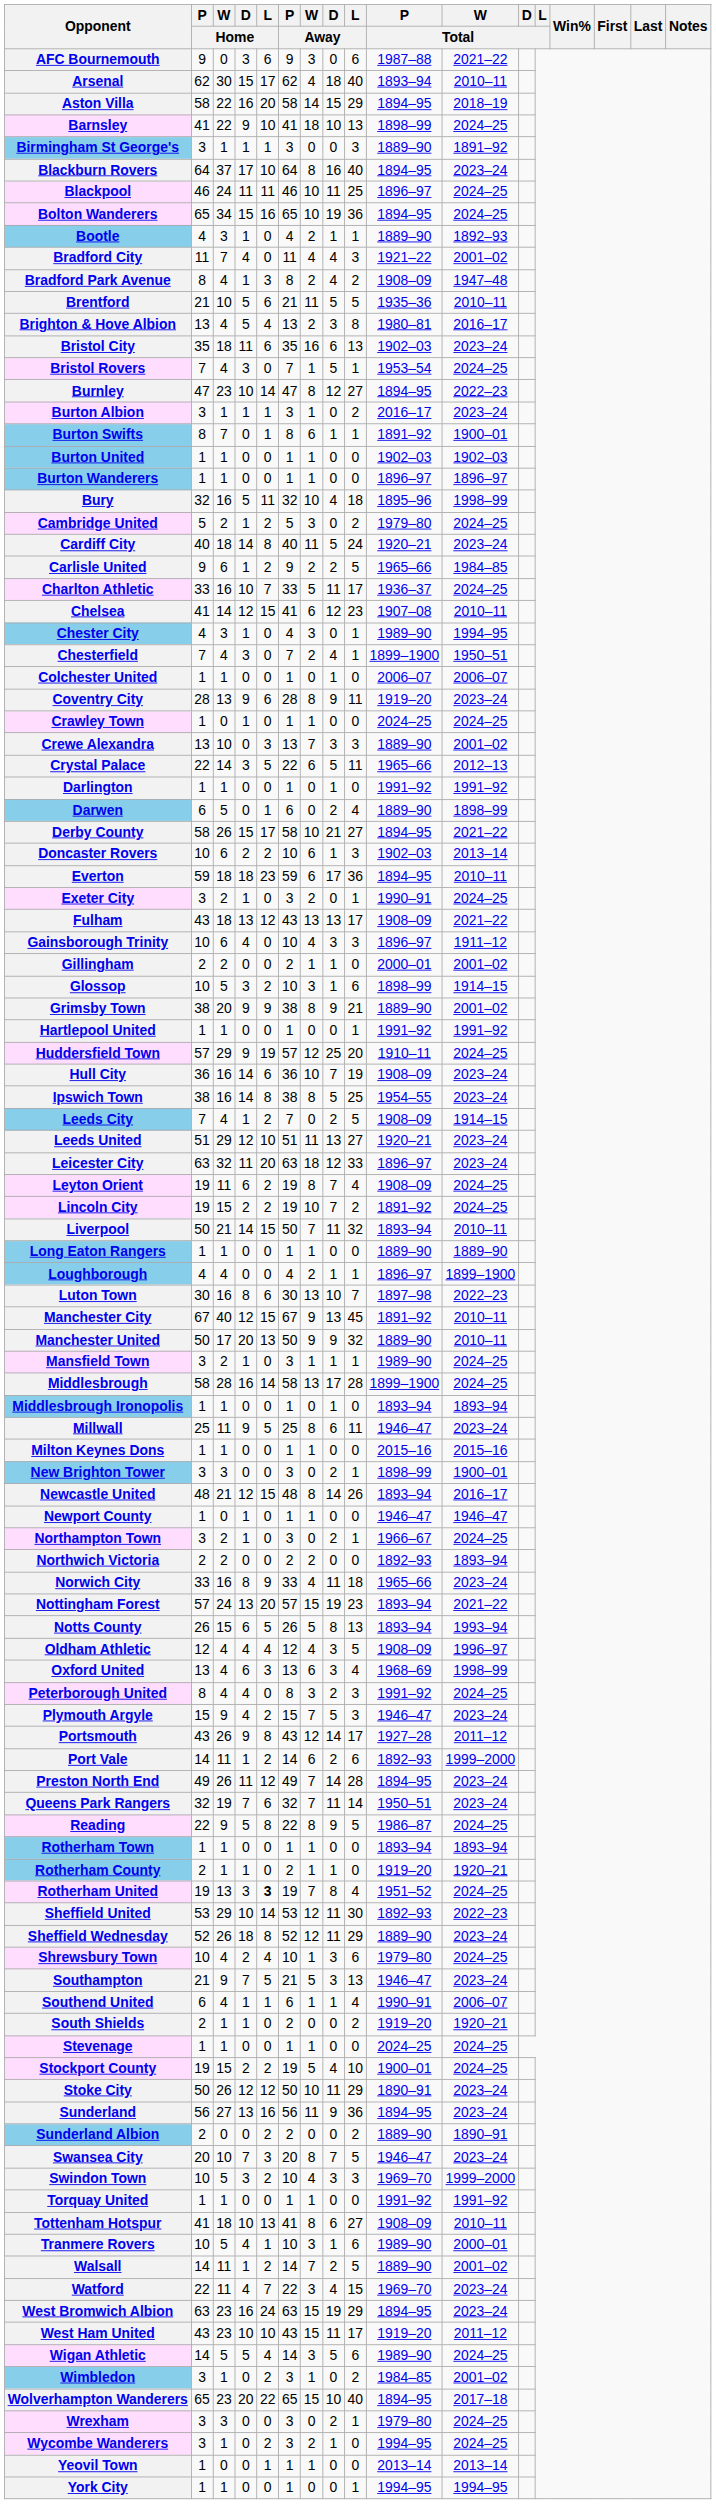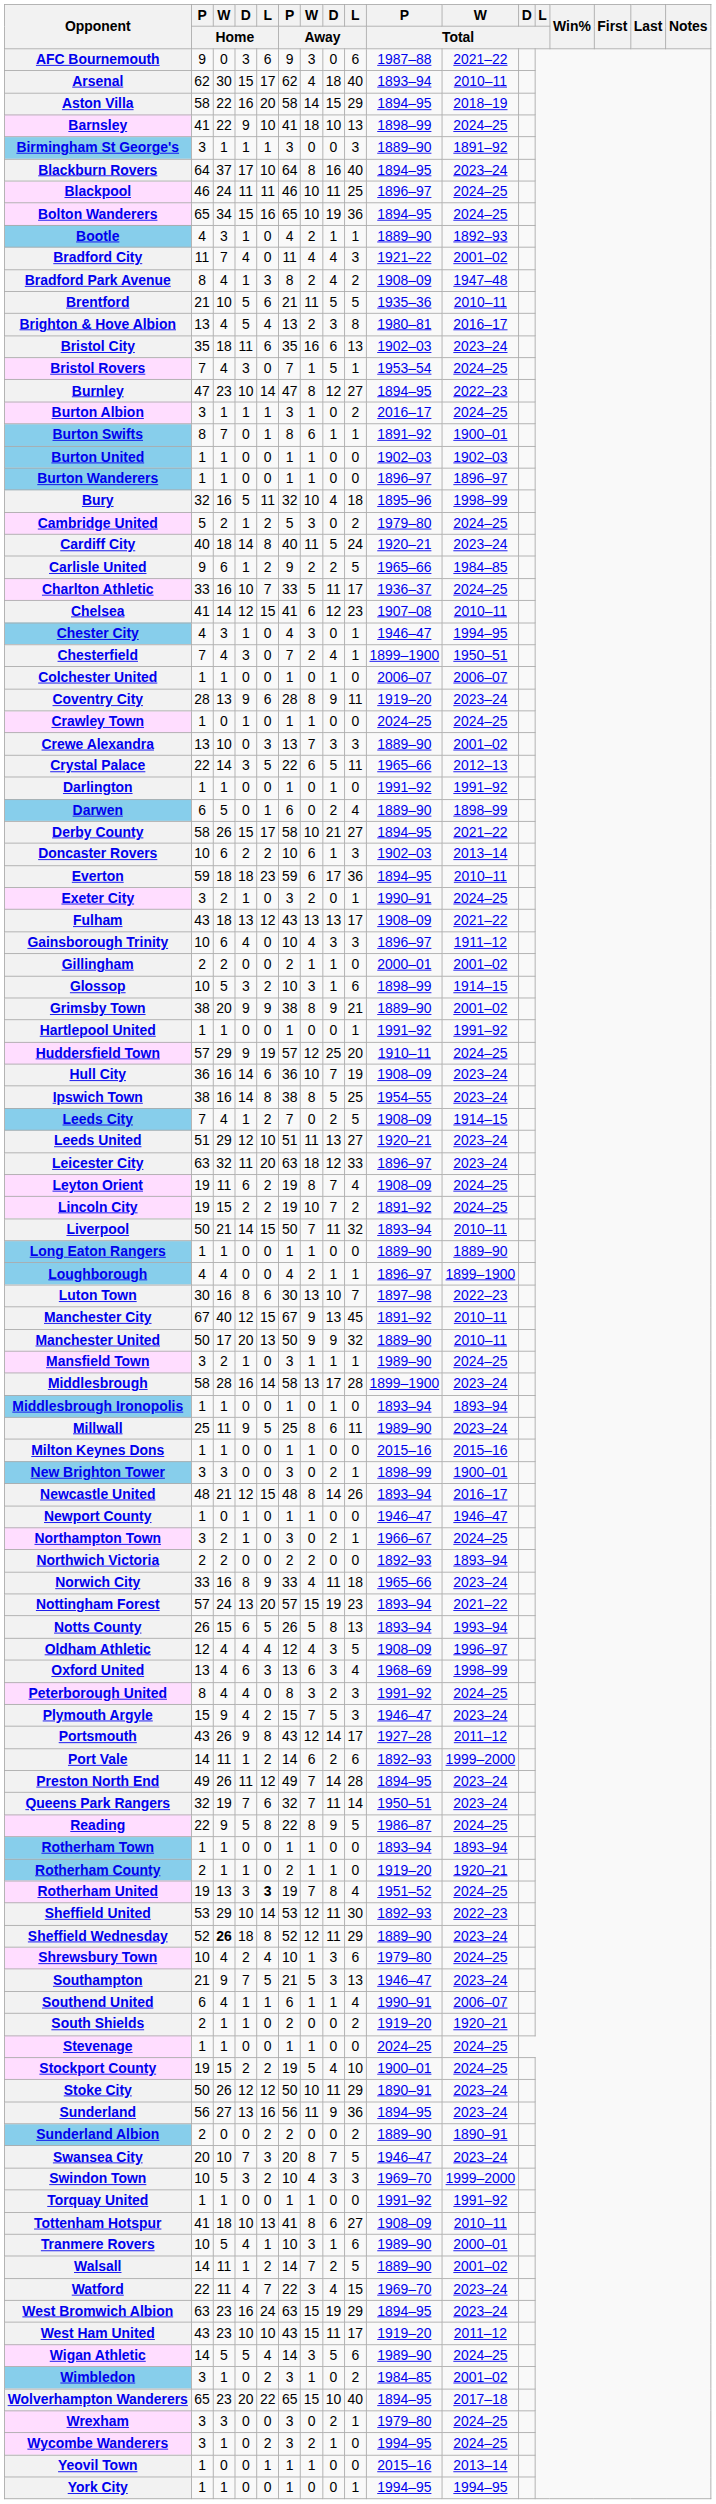(480, 412) 2023–24 -> (480, 412) 2024–25
(404, 633) 1989–90 -> (404, 633) 1946–47
(480, 1384) 2024–25 -> (480, 1384) 2023–24
(404, 1428) 1946–47 -> (404, 1428) 1989–90
(224, 1936) normal -> (224, 1936) bold
(404, 2466) 2013–14 -> (404, 2466) 2015–16
